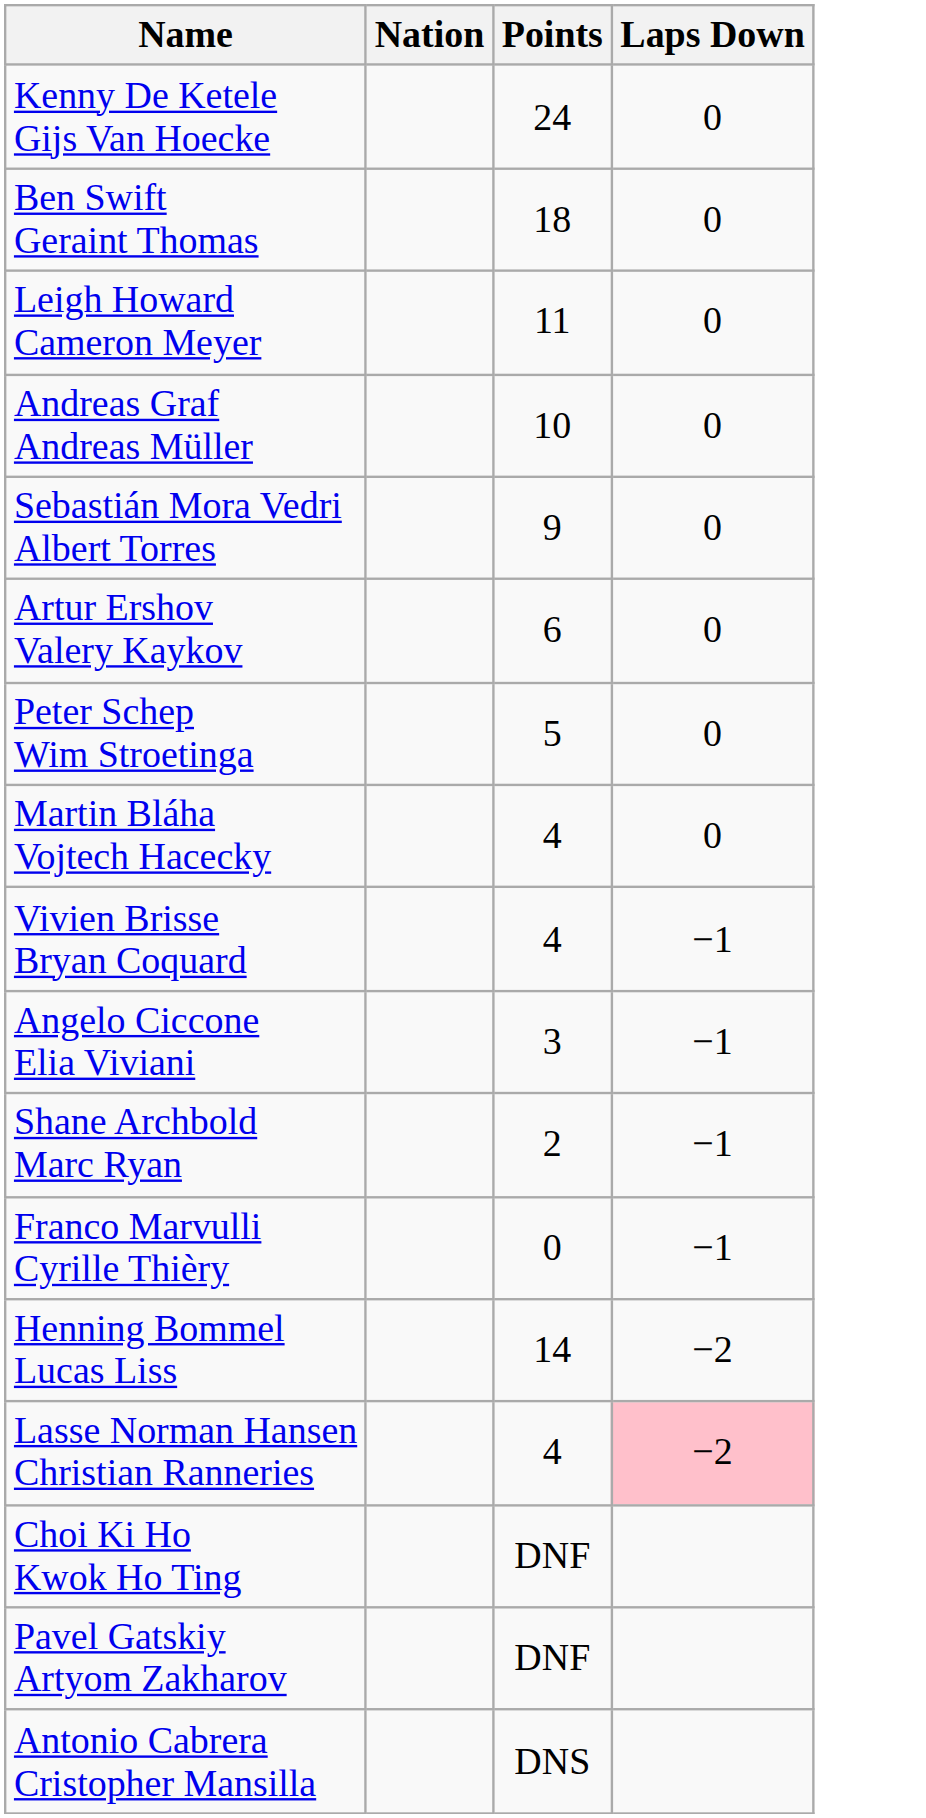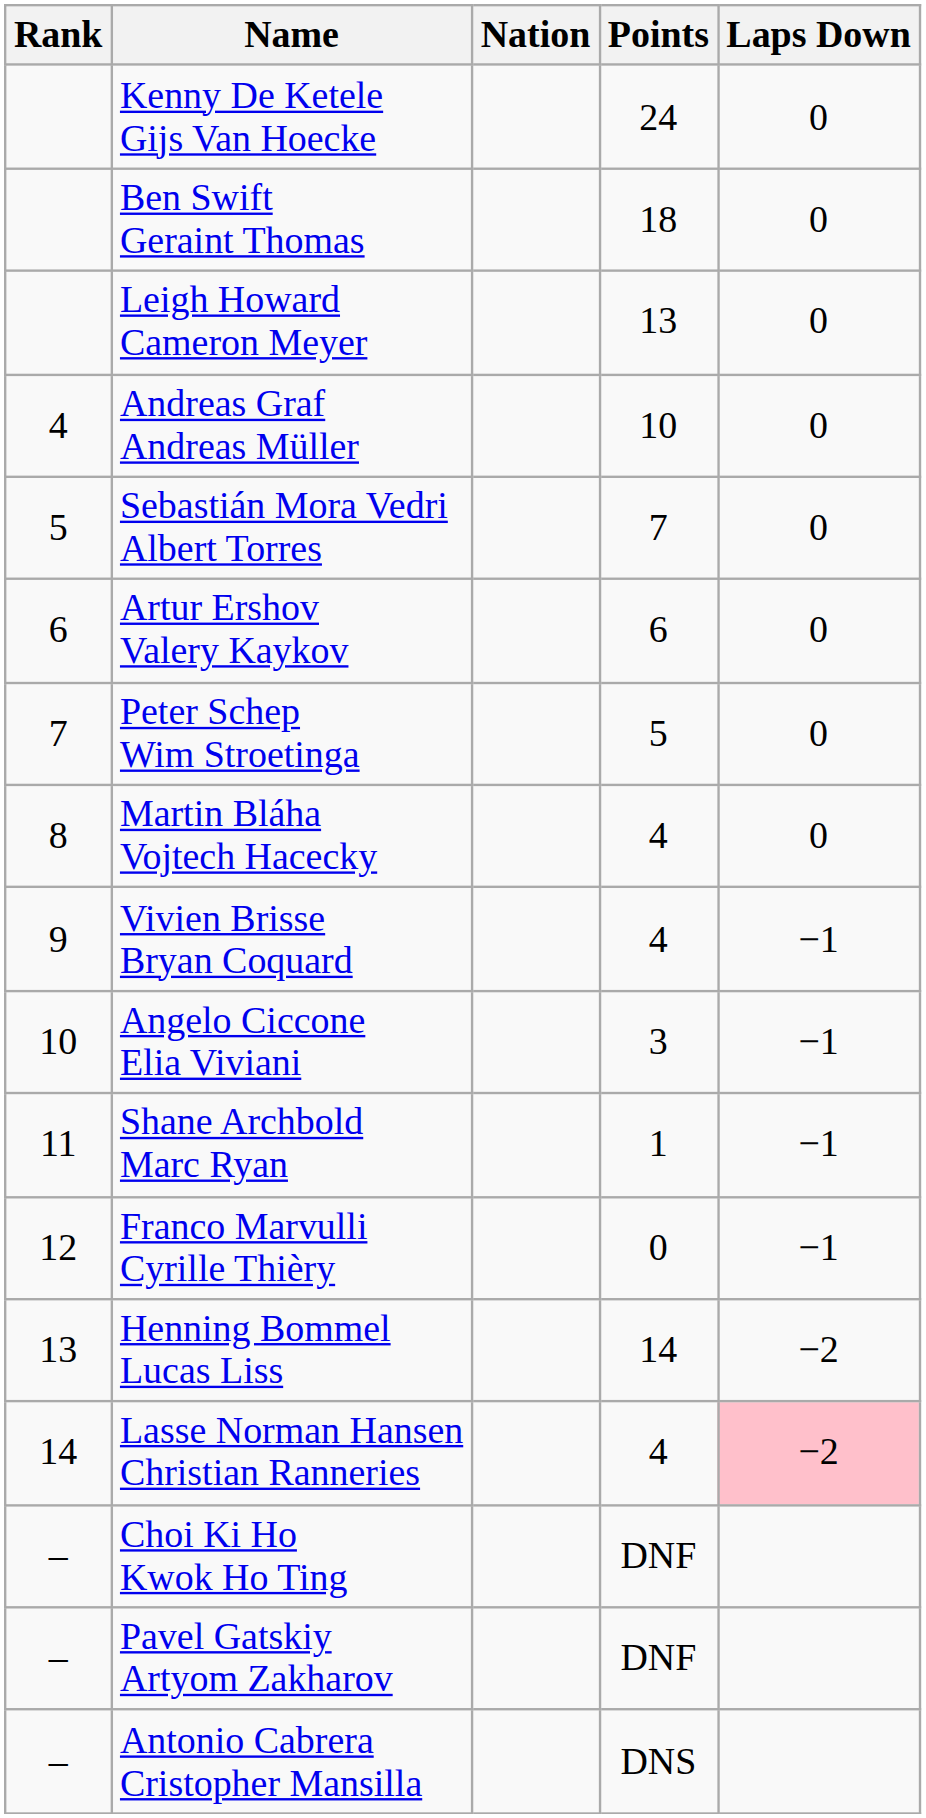+ column: (58, 34)
(552, 321) 11 -> (658, 321) 13
(552, 527) 9 -> (658, 527) 7
(552, 1144) 2 -> (658, 1144) 1
